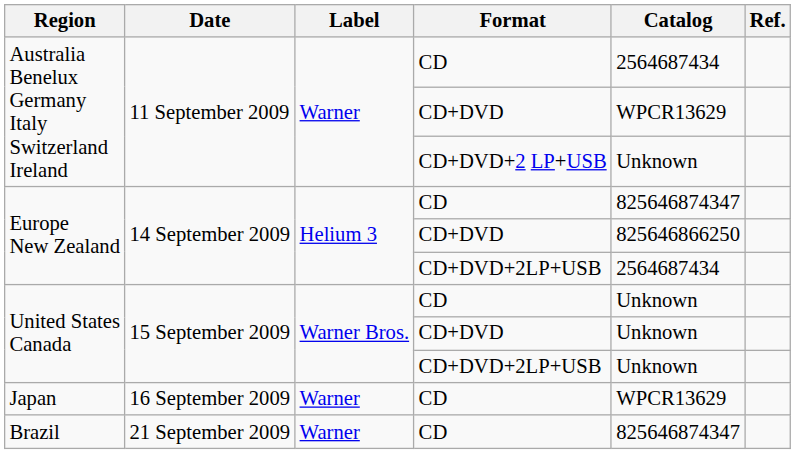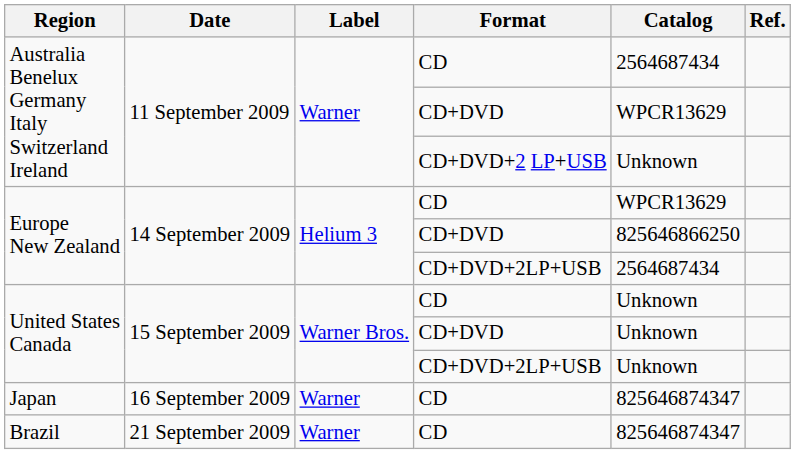(678, 202) 825646874347 -> (671, 202) WPCR13629
(671, 398) WPCR13629 -> (678, 398) 825646874347
